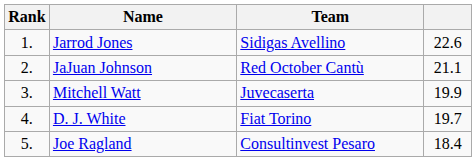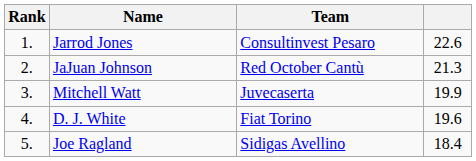(293, 42) Sidigas Avellino -> (308, 42) Consultinvest Pesaro
(448, 67) 21.1 -> (448, 67) 21.3
(448, 118) 19.7 -> (448, 118) 19.6
(308, 144) Consultinvest Pesaro -> (293, 144) Sidigas Avellino
